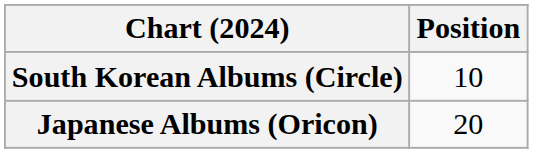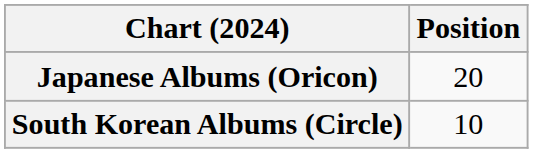rows swapped: (207, 123) <-> (207, 76)
